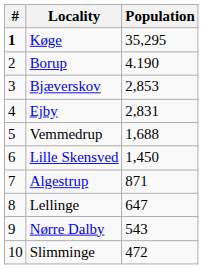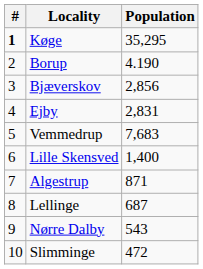(142, 87) 2,853 -> (142, 87) 2,856
(142, 134) 1,688 -> (142, 134) 7,683
(142, 157) 1,450 -> (142, 157) 1,400
(137, 205) 647 -> (137, 205) 687
